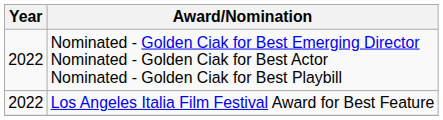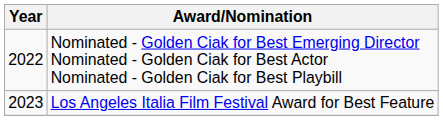(26, 102) 2022 -> (26, 102) 2023
